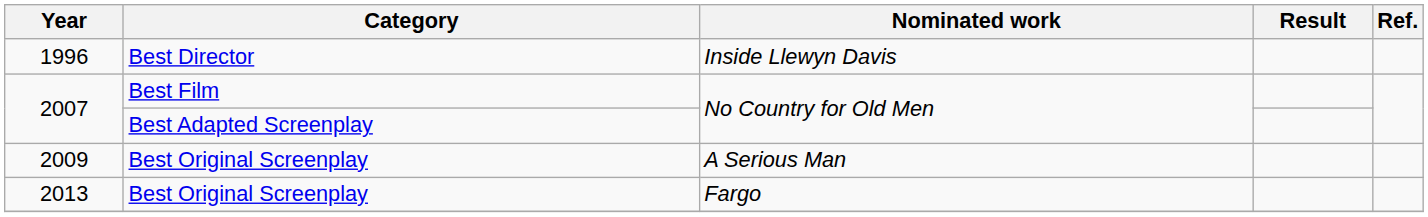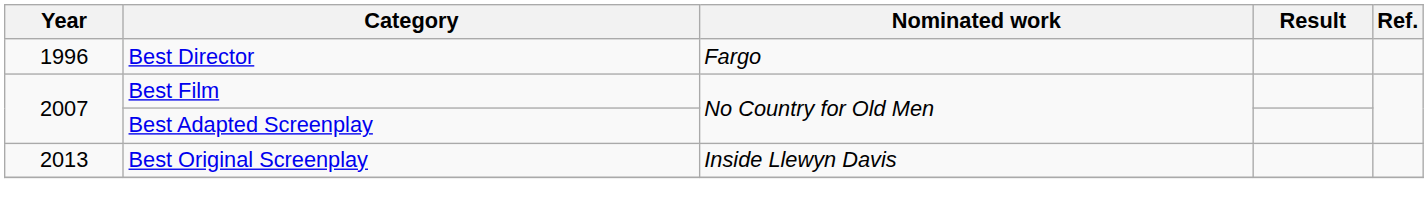(800, 56) Inside Llewyn Davis -> (733, 56) Fargo
- row: (64, 159)
(733, 194) Fargo -> (800, 159) Inside Llewyn Davis
